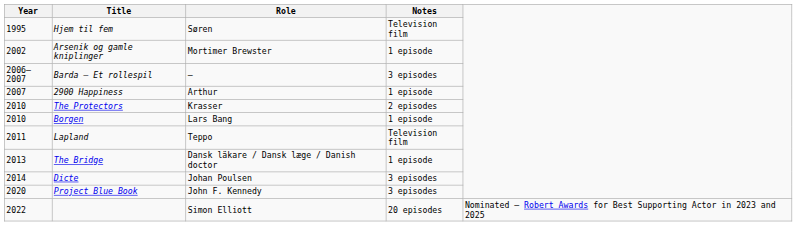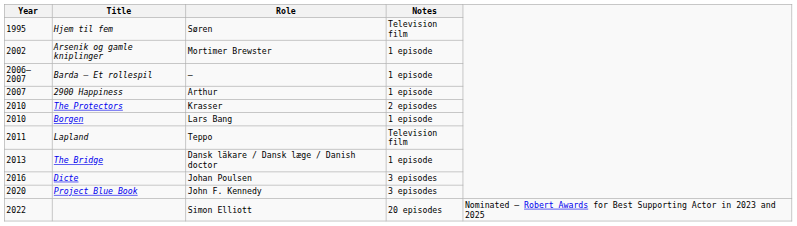(413, 75) 3 episodes -> (410, 75) 1 episode
(16, 178) 2014 -> (16, 178) 2016
